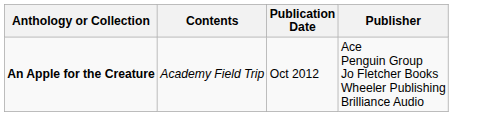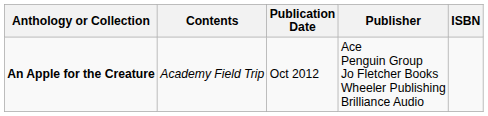+ column: (466, 20)
